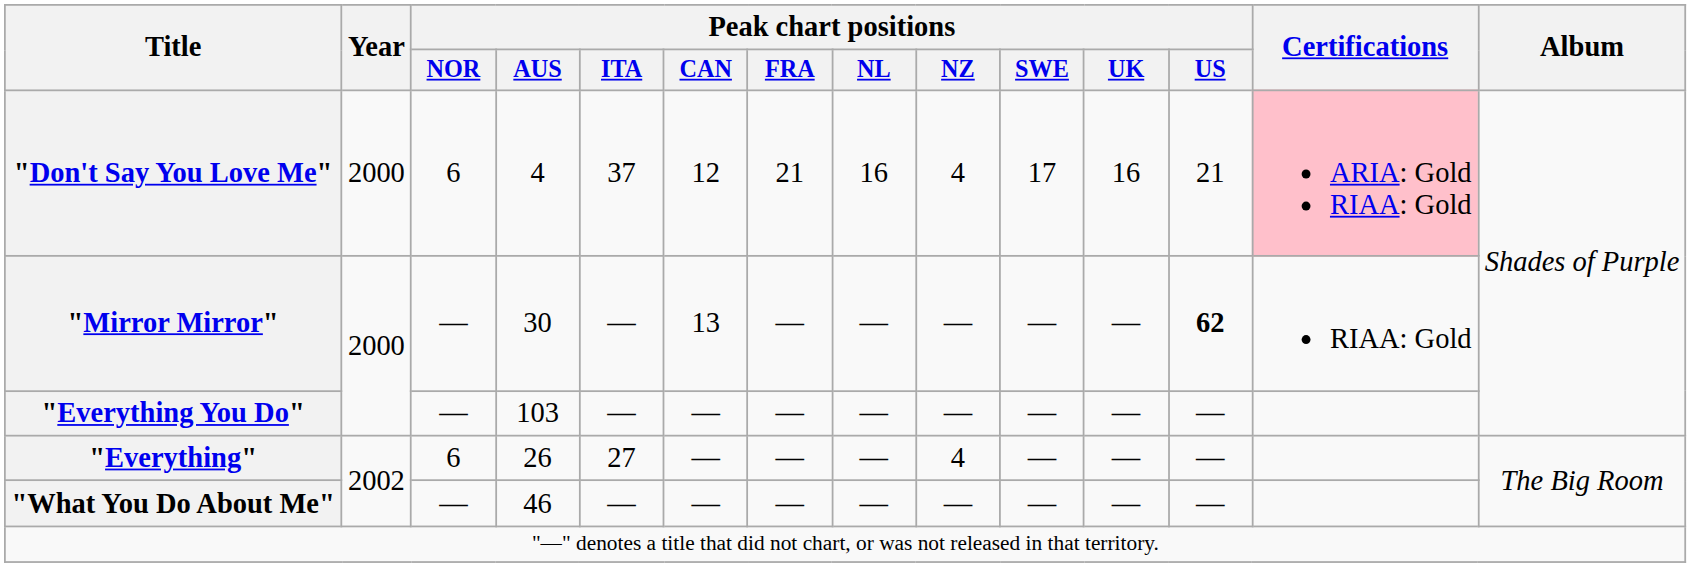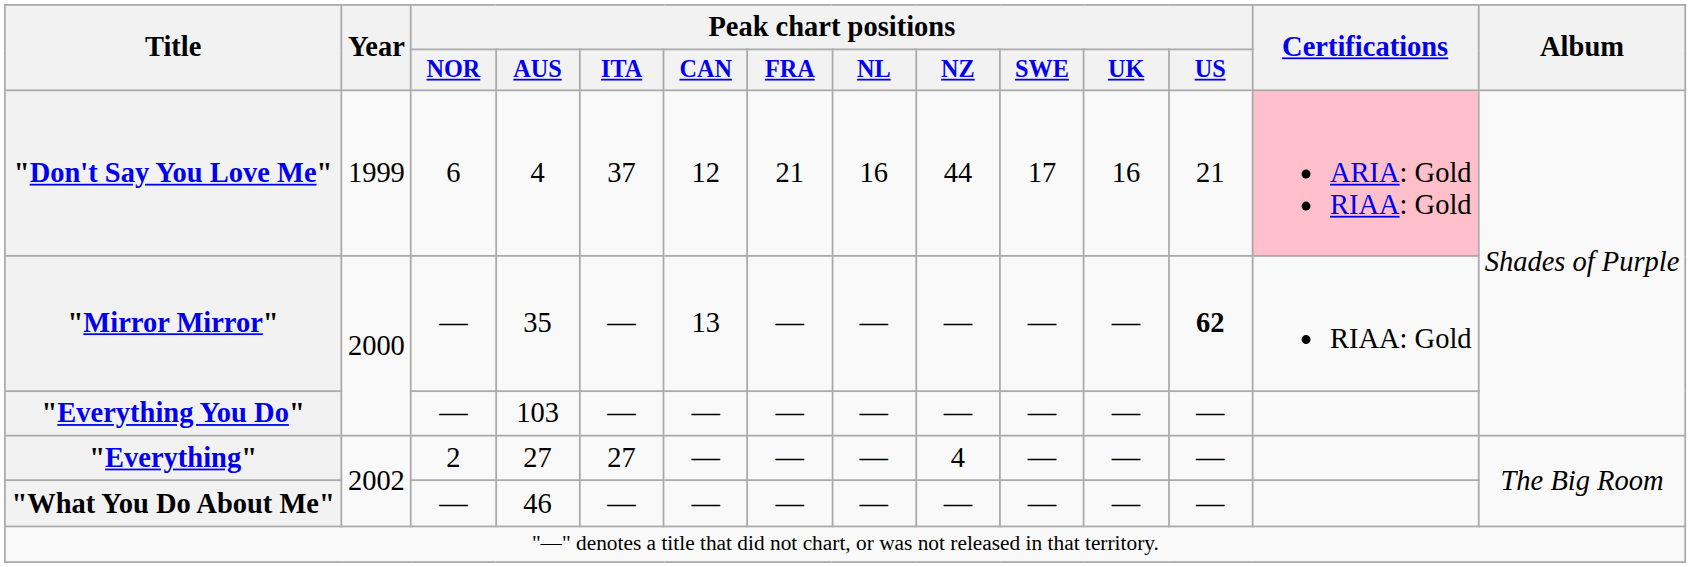(376, 172) 2000 -> (376, 172) 1999
(958, 172) 4 -> (958, 172) 44
(538, 322) 30 -> (538, 322) 35
(453, 457) 6 -> (453, 457) 2
(538, 457) 26 -> (538, 457) 27
